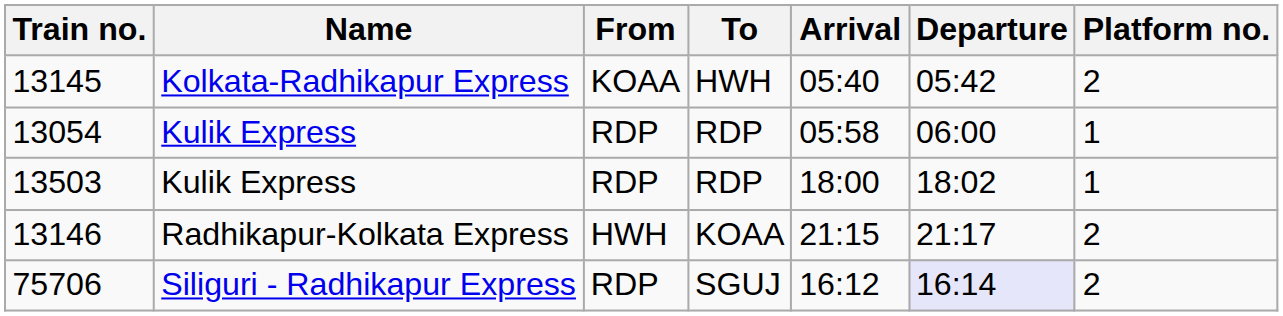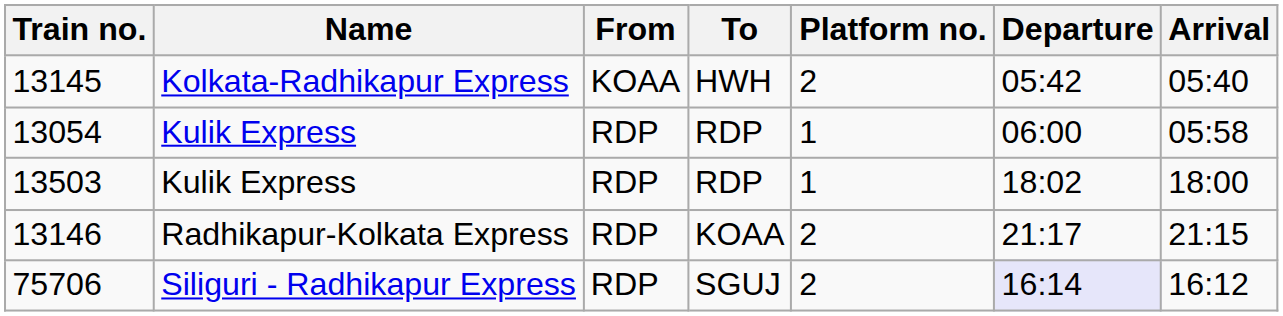columns swapped: (850, 30) <-> (1176, 30)
(629, 234) HWH -> (625, 234) RDP
